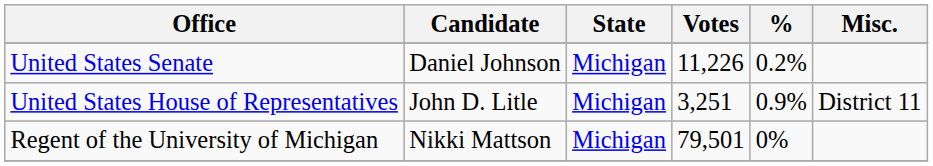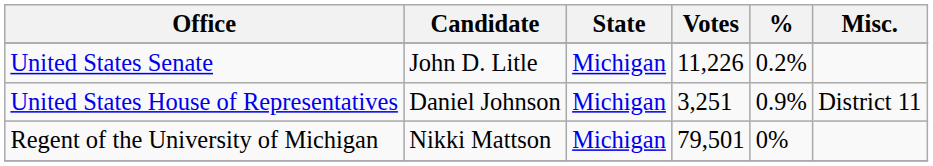(485, 62) Daniel Johnson -> (473, 62) John D. Litle
(473, 101) John D. Litle -> (485, 101) Daniel Johnson
